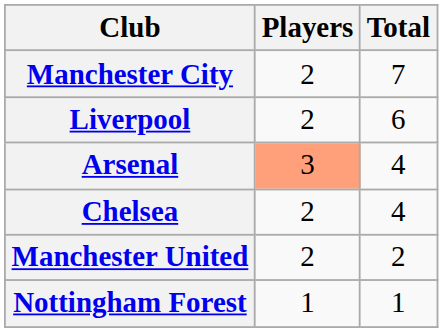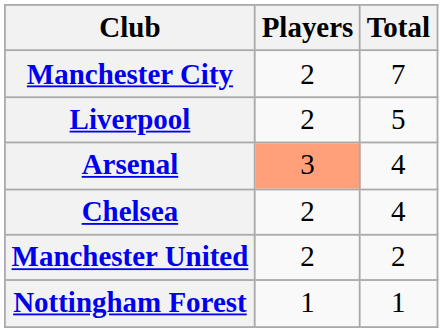(398, 119) 6 -> (398, 119) 5
